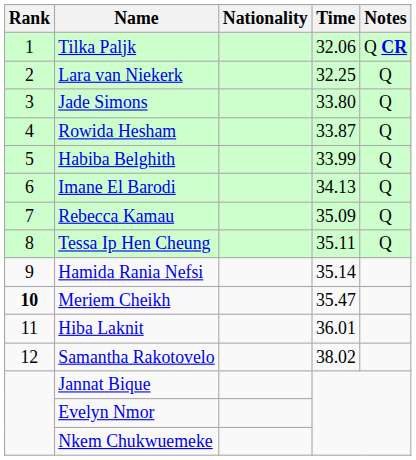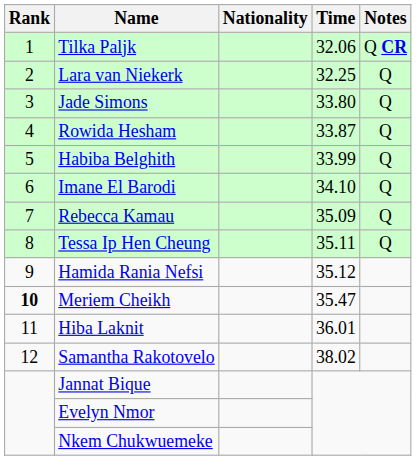(336, 187) 34.13 -> (336, 187) 34.10
(336, 272) 35.14 -> (336, 272) 35.12
